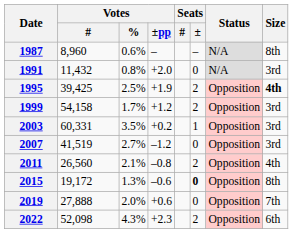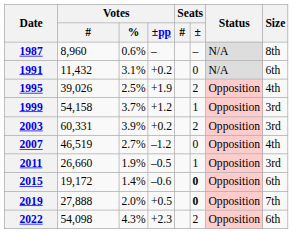(133, 69) 0.8% -> (133, 69) 3.1%
(161, 69) +2.0 -> (161, 69) +0.2
(273, 69) 3rd -> (273, 69) 6th
(76, 88) 39,425 -> (76, 88) 39,026
(273, 88) bold -> (273, 88) normal
(133, 106) 1.7% -> (133, 106) 3.7%
(195, 106) 2 -> (195, 106) 1
(133, 125) 3.5% -> (133, 125) 3.9%
(195, 125) 1 -> (195, 125) 2
(76, 144) 41,519 -> (76, 144) 46,519
(273, 144) 3rd -> (273, 144) 4th
(76, 162) 26,560 -> (76, 162) 26,660
(133, 162) 2.1% -> (133, 162) 1.9%
(161, 162) –0.8 -> (161, 162) –0.5
(195, 162) 2 -> (195, 162) 1
(273, 162) 4th -> (273, 162) 3rd
(133, 181) 1.3% -> (133, 181) 1.4%
(273, 181) 8th -> (273, 181) 6th
(161, 200) +0.6 -> (161, 200) +0.5
(195, 200) normal -> (195, 200) bold
(76, 219) 52,098 -> (76, 219) 54,098
